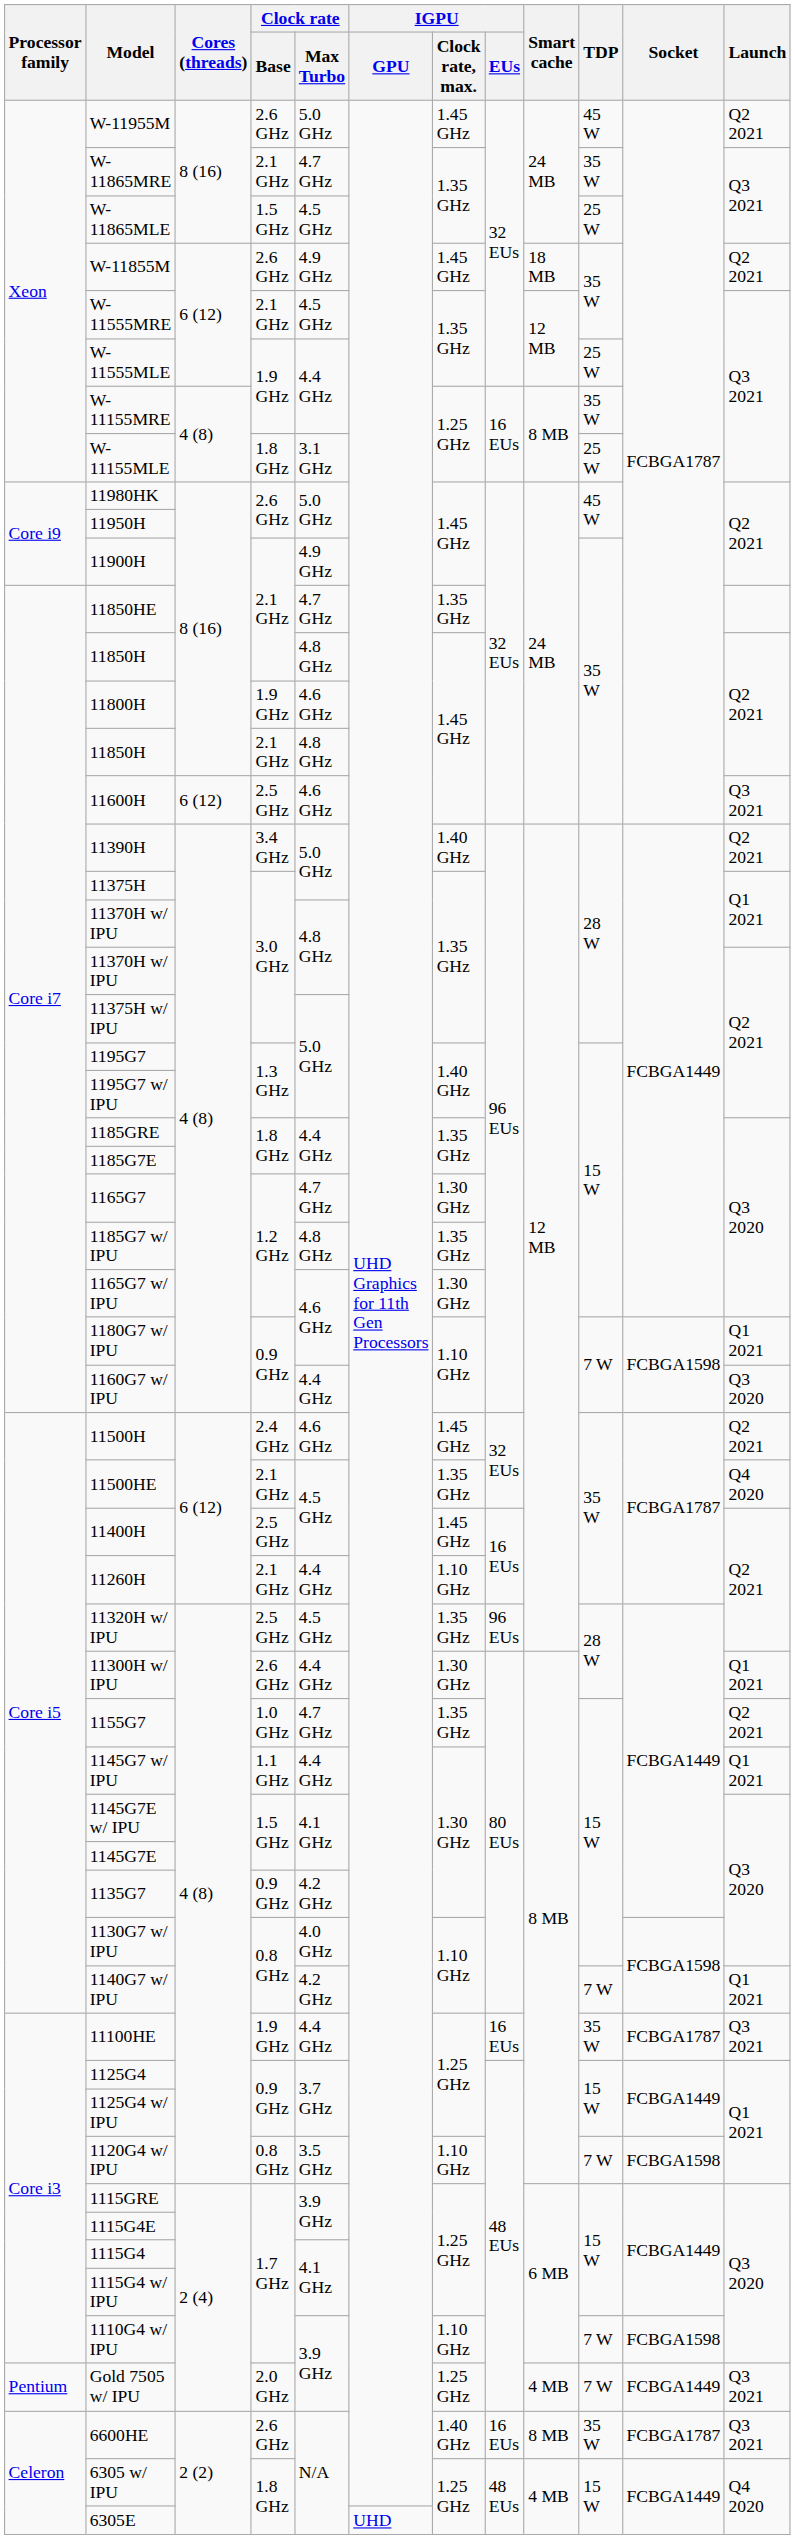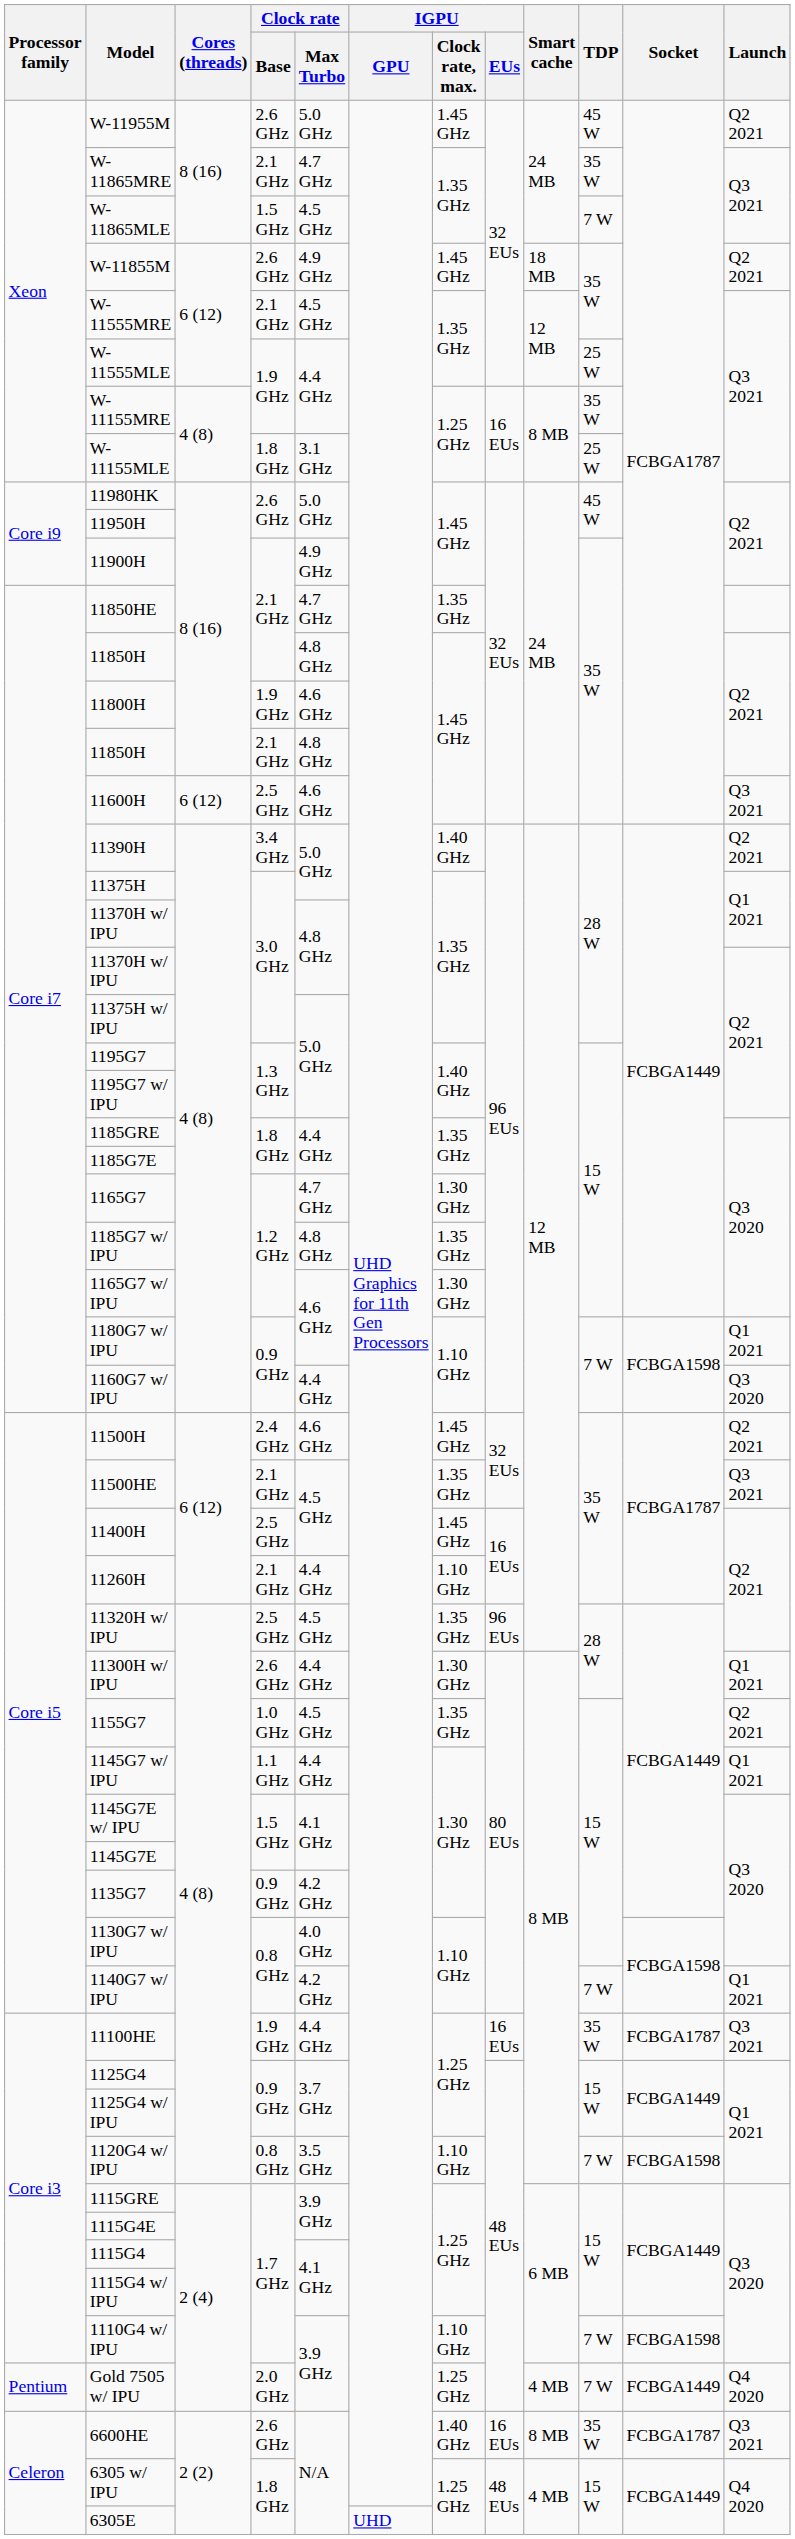(592, 219) 25 W -> (598, 219) 7 W
(746, 1484) Q4 2020 -> (746, 1484) Q3 2021
(315, 1722) 4.7 GHz -> (315, 1722) 4.5 GHz
(746, 2387) Q3 2021 -> (746, 2387) Q4 2020
